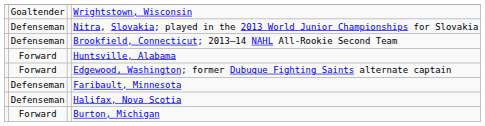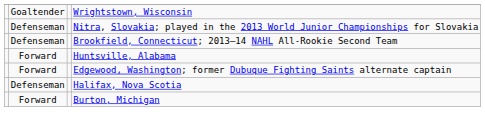- row: (127, 85)
